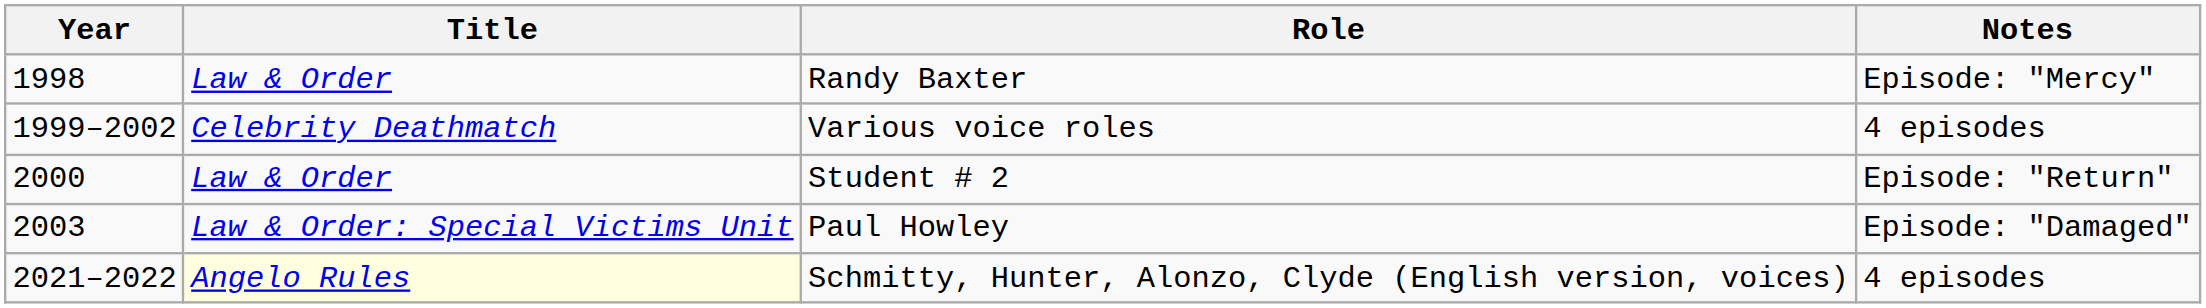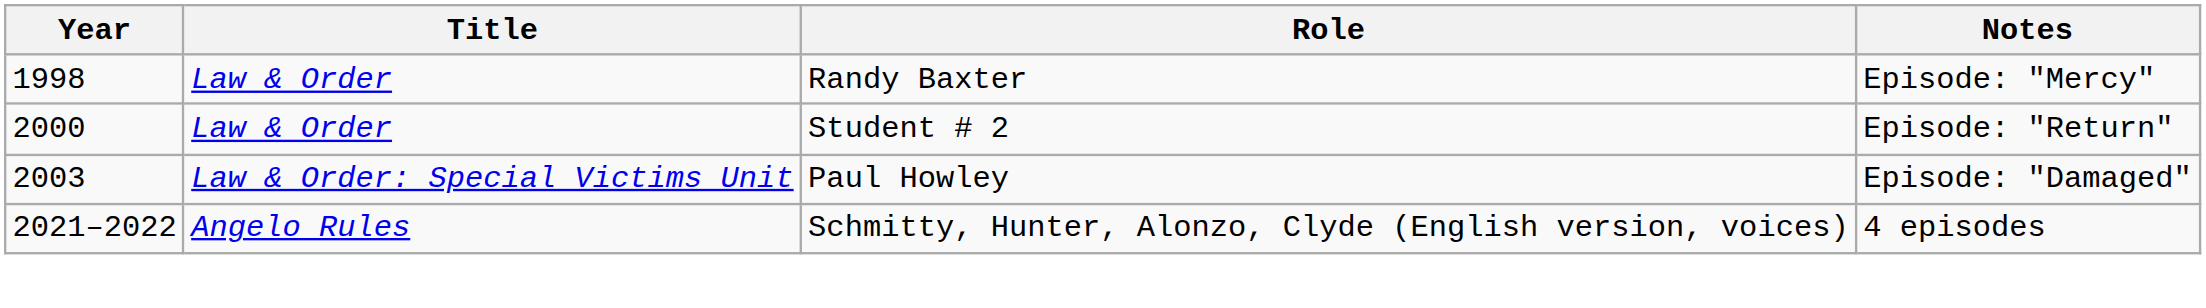- row: (982, 129)
(301, 278) lightyellow background -> (301, 228) no background
